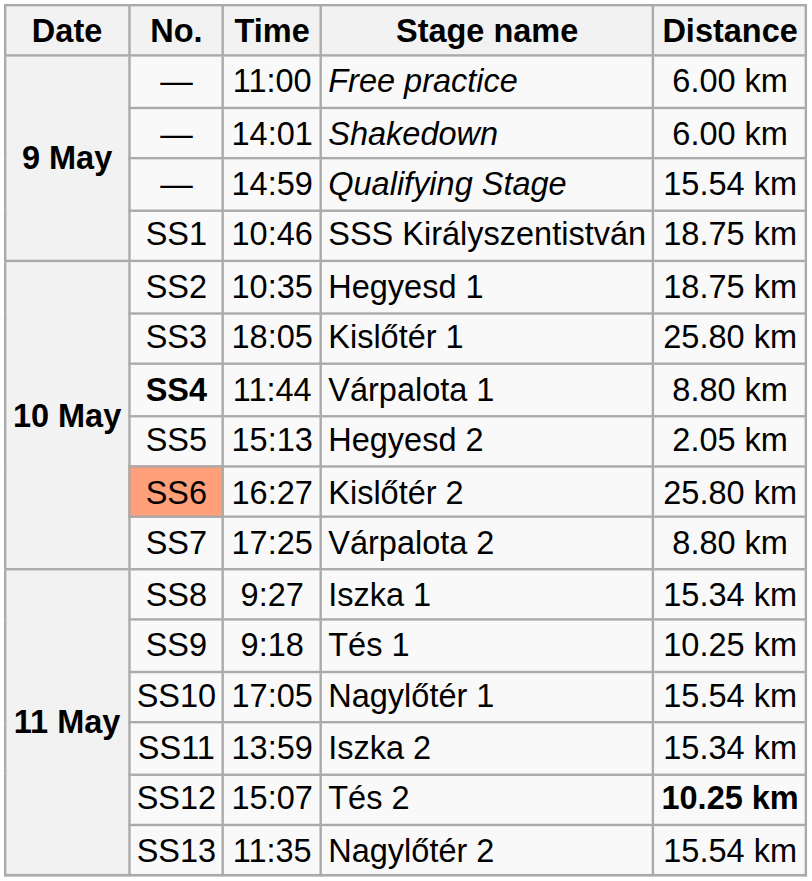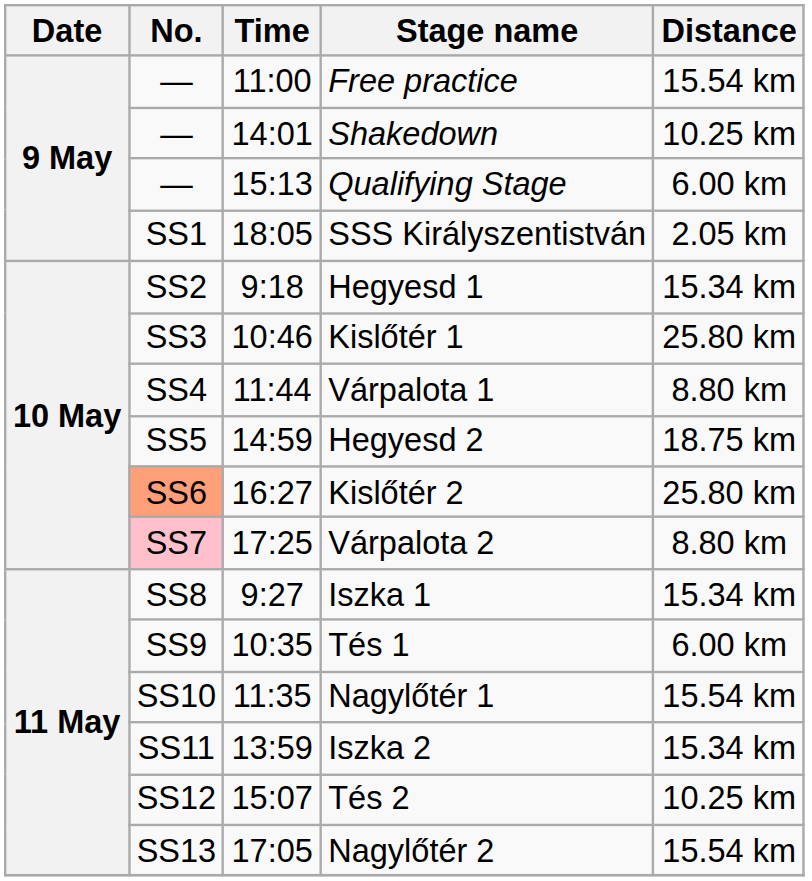(730, 82) 6.00 km -> (729, 82) 15.54 km
(730, 133) 6.00 km -> (729, 133) 10.25 km
(272, 184) 14:59 -> (272, 184) 15:13
(730, 184) 15.54 km -> (729, 184) 6.00 km
(272, 235) 10:46 -> (272, 235) 18:05
(730, 235) 18.75 km -> (729, 235) 2.05 km
(272, 287) 10:35 -> (272, 287) 9:18
(730, 287) 18.75 km -> (729, 287) 15.34 km
(272, 338) 18:05 -> (272, 338) 10:46
(176, 389) bold -> (176, 389) normal
(272, 440) 15:13 -> (272, 440) 14:59
(730, 440) 2.05 km -> (729, 440) 18.75 km
(176, 543) no background -> (176, 543) pink background
(272, 645) 9:18 -> (272, 645) 10:35
(730, 645) 10.25 km -> (729, 645) 6.00 km
(272, 696) 17:05 -> (272, 696) 11:35
(730, 799) bold -> (729, 799) normal
(272, 850) 11:35 -> (272, 850) 17:05
